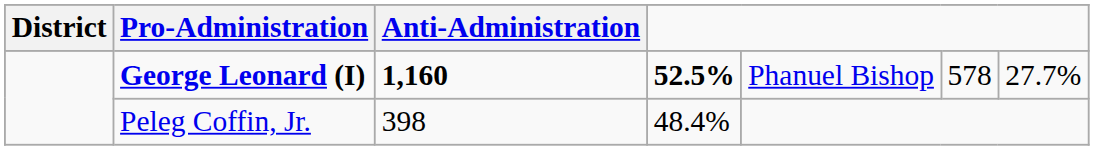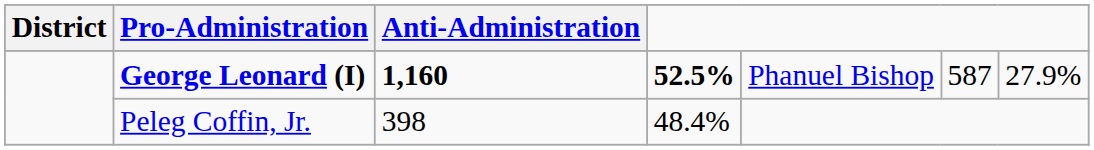(970, 74) 578 -> (970, 74) 587
(1043, 74) 27.7% -> (1043, 74) 27.9%
